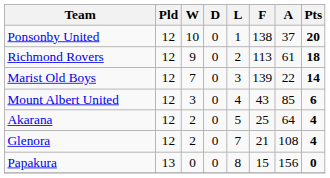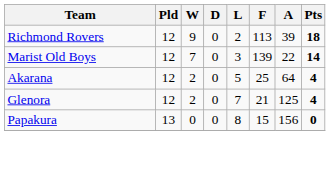- row: (53, 36)
(288, 57) 61 -> (288, 36) 39
- row: (63, 99)
(288, 141) 108 -> (288, 99) 125
